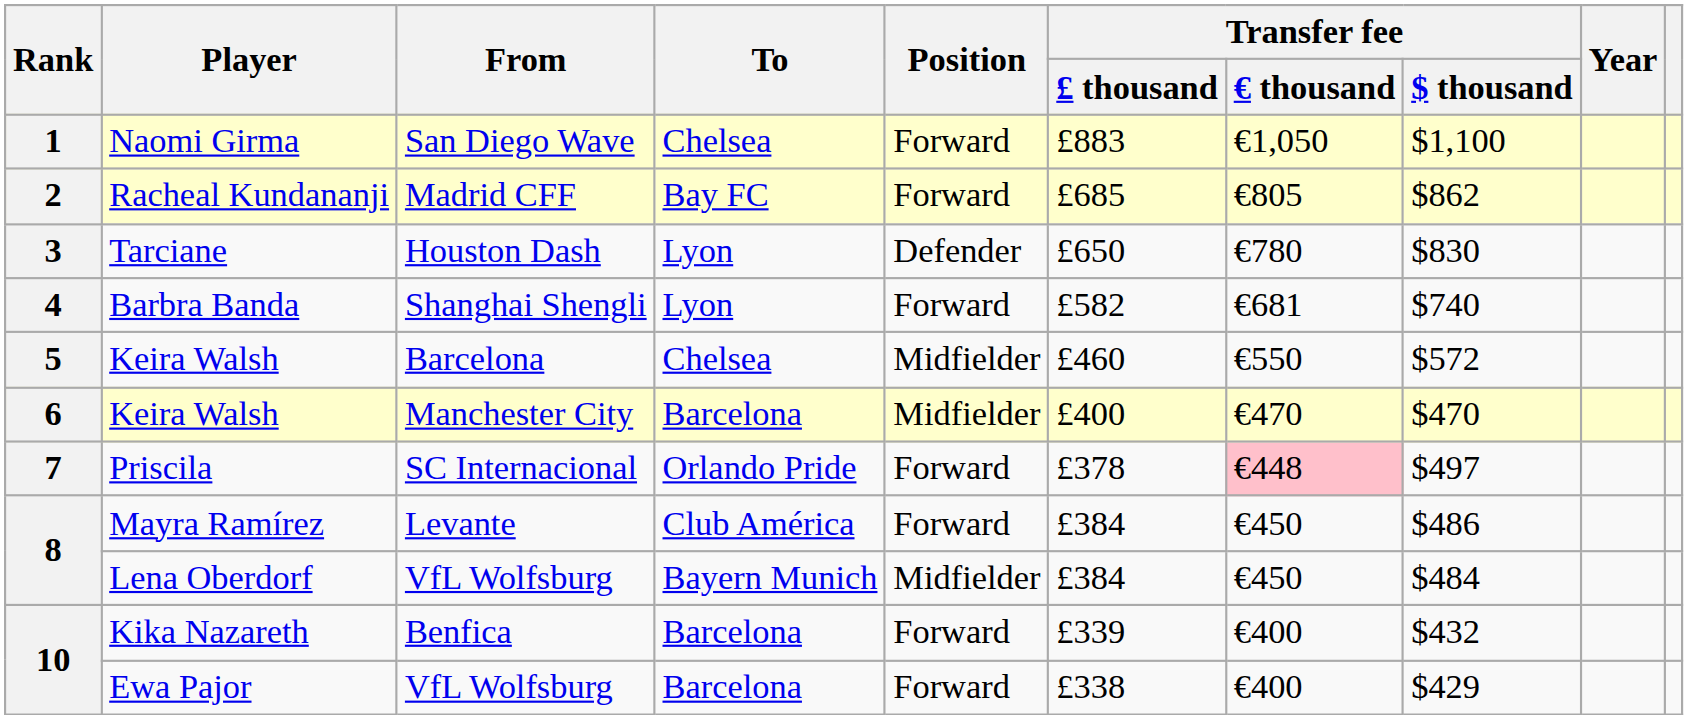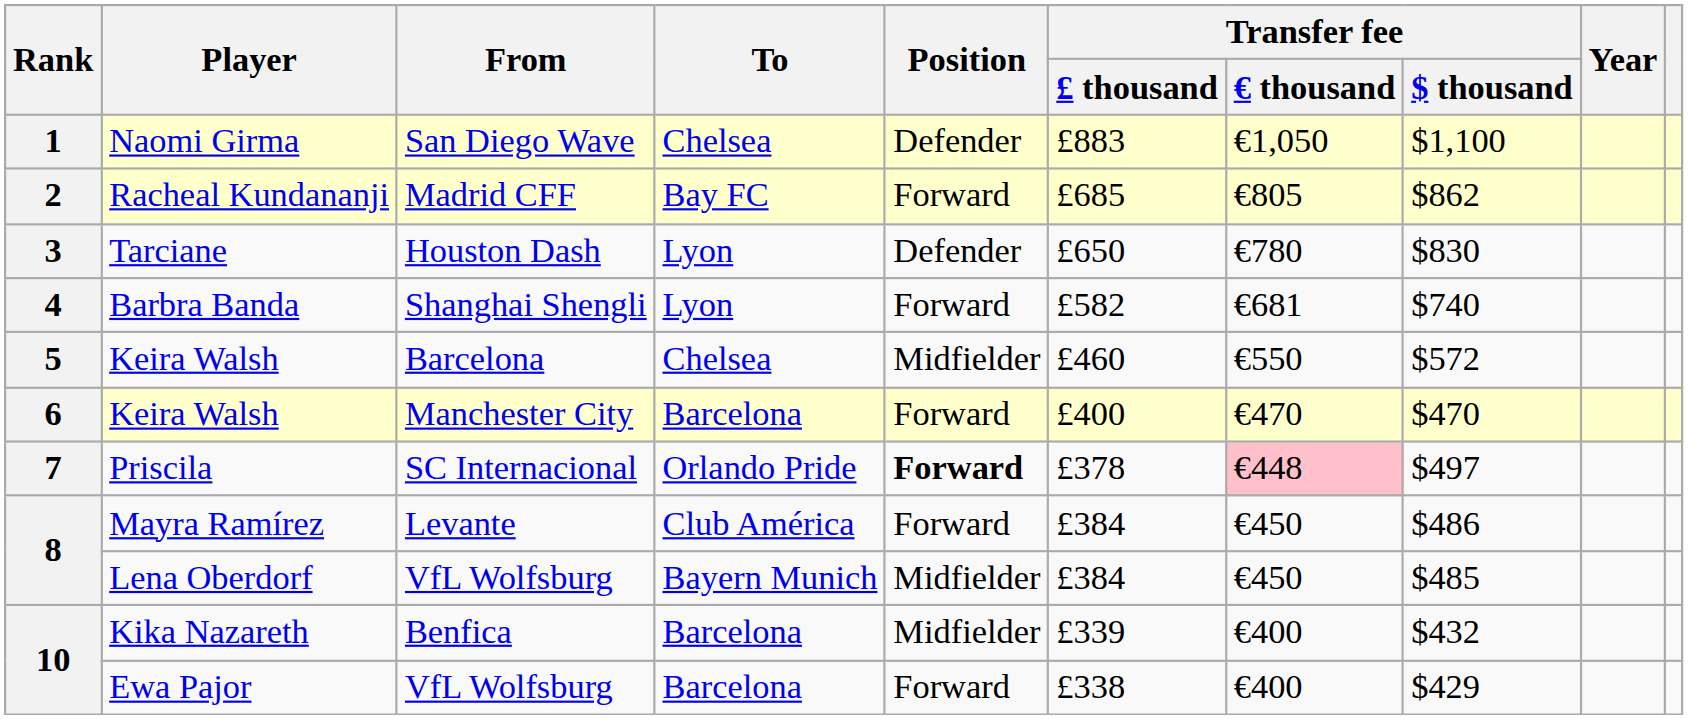(952, 140) Forward -> (957, 140) Defender
(967, 413) Midfielder -> (952, 413) Forward
(952, 468) normal -> (958, 468) bold
(1446, 577) $484 -> (1446, 577) $485
(952, 631) Forward -> (967, 631) Midfielder
